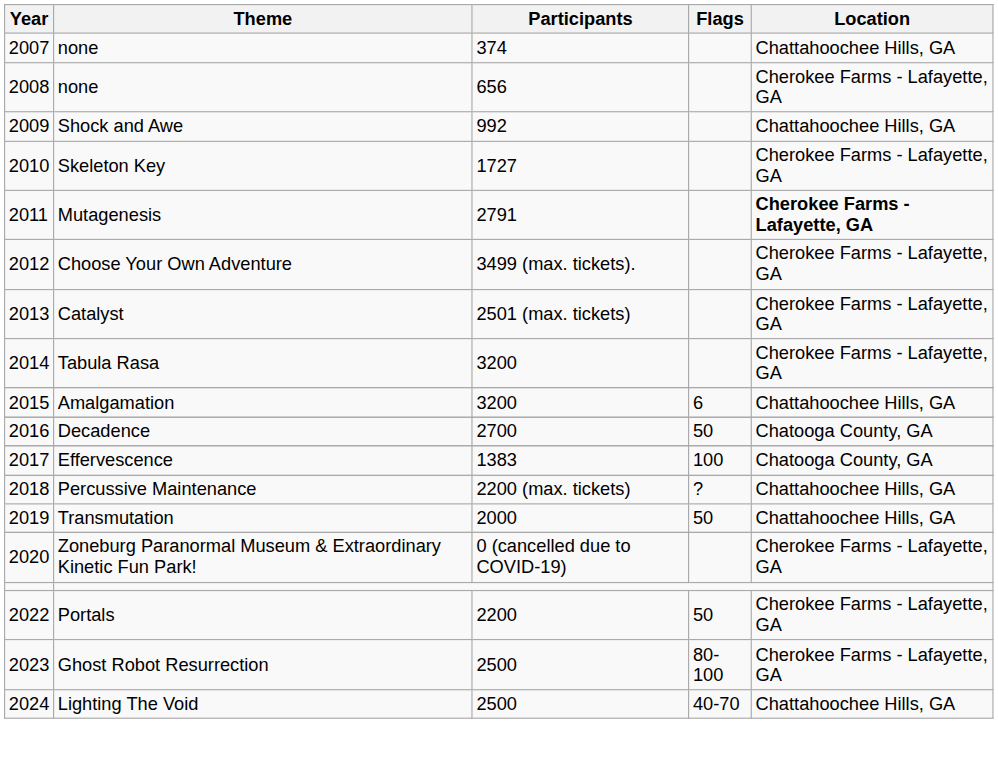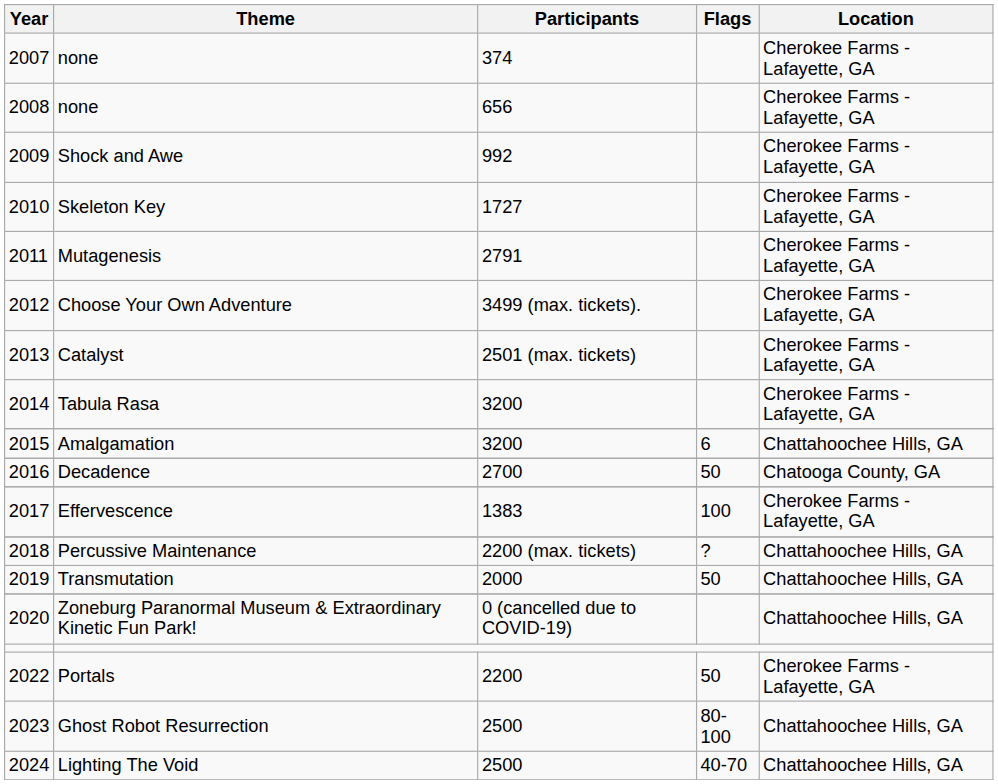(855, 47) Chattahoochee Hills, GA -> (837, 58) Cherokee Farms - Lafayette, GA
(855, 126) Chattahoochee Hills, GA -> (837, 157) Cherokee Farms - Lafayette, GA
(833, 214) bold -> (837, 255) normal
(844, 460) Chatooga County, GA -> (837, 511) Cherokee Farms - Lafayette, GA
(872, 557) Cherokee Farms - Lafayette, GA -> (863, 618) Chattahoochee Hills, GA
(872, 664) Cherokee Farms - Lafayette, GA -> (863, 726) Chattahoochee Hills, GA
